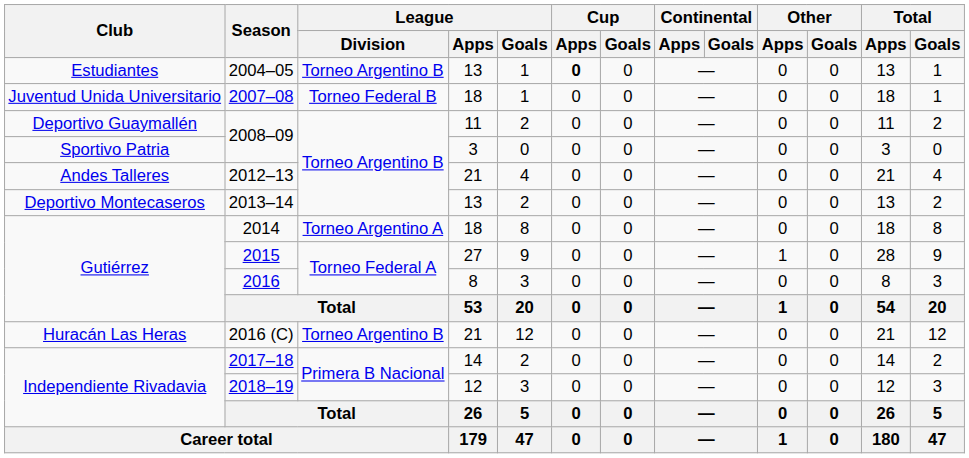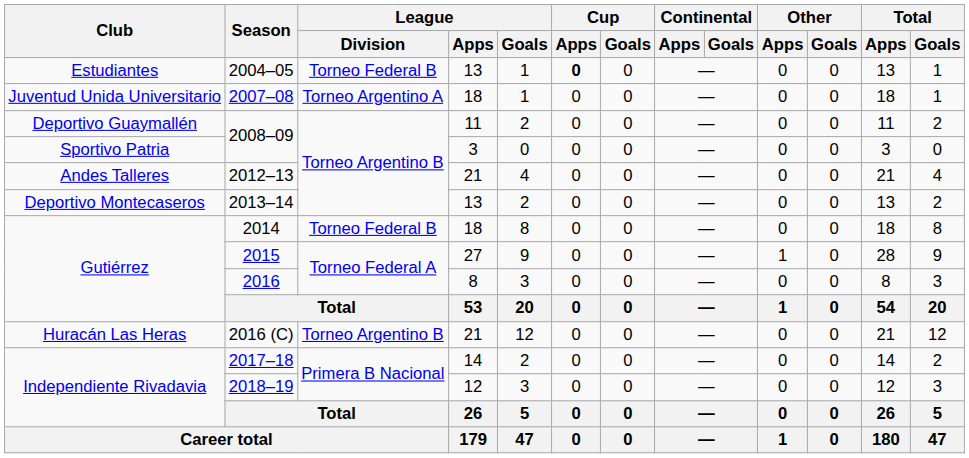(373, 70) Torneo Argentino B -> (373, 70) Torneo Federal B
(373, 96) Torneo Federal B -> (373, 96) Torneo Argentino A
(373, 228) Torneo Argentino A -> (373, 228) Torneo Federal B
